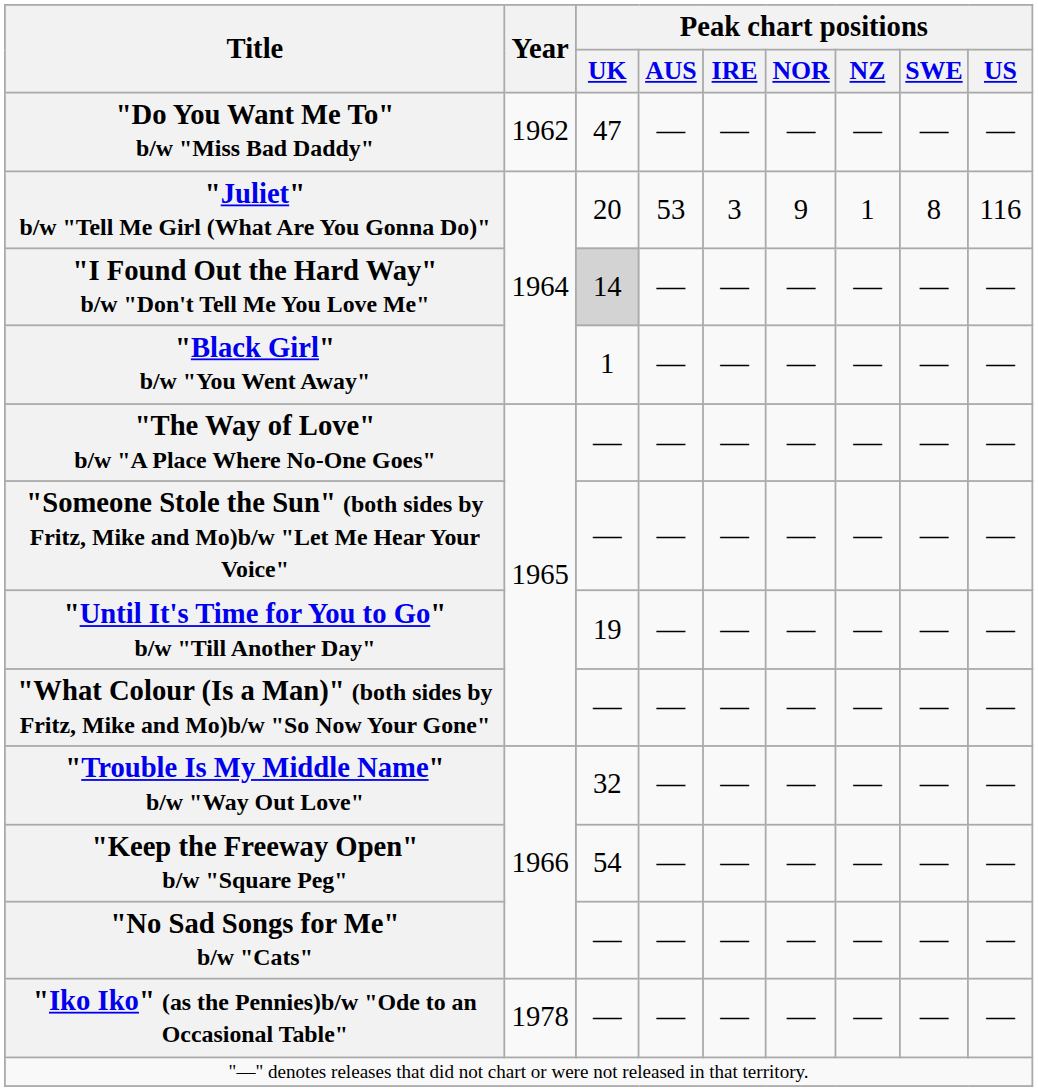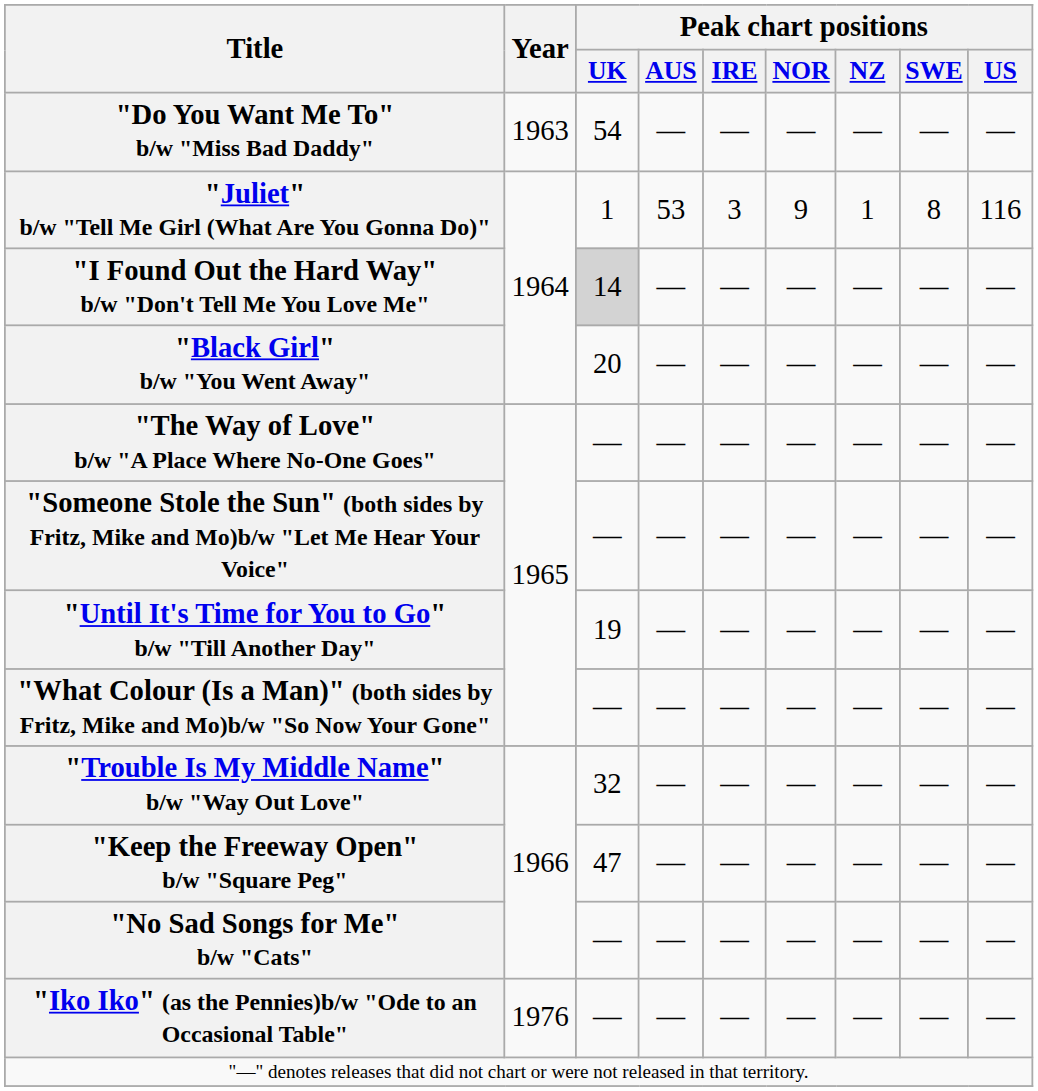(540, 131) 1962 -> (540, 131) 1963
(607, 131) 47 -> (607, 131) 54
(607, 208) 20 -> (607, 208) 1
(607, 364) 1 -> (607, 364) 20
(607, 862) 54 -> (607, 862) 47
(540, 1017) 1978 -> (540, 1017) 1976
